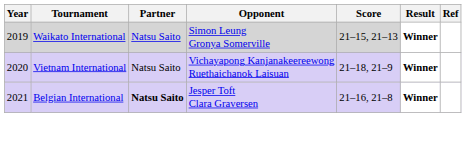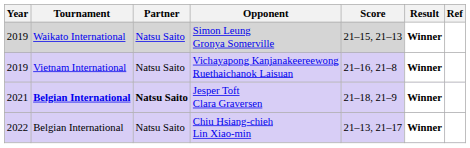(18, 67) 2020 -> (18, 67) 2019
(366, 67) 21–18, 21–9 -> (370, 67) 21–16, 21–8
(78, 97) normal -> (82, 97) bold
(366, 97) 21–16, 21–8 -> (370, 97) 21–18, 21–9
+ row: (233, 128)
